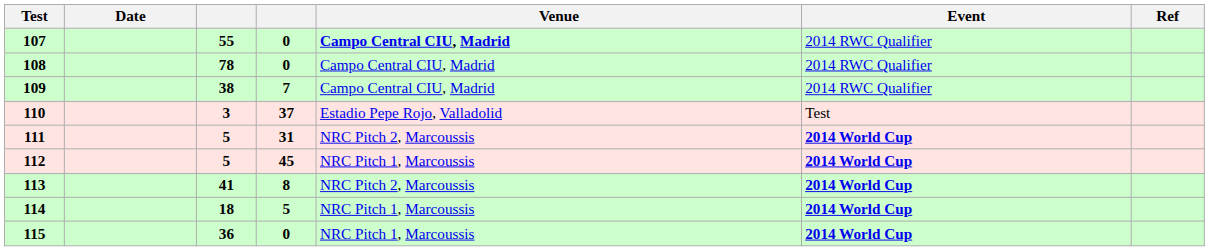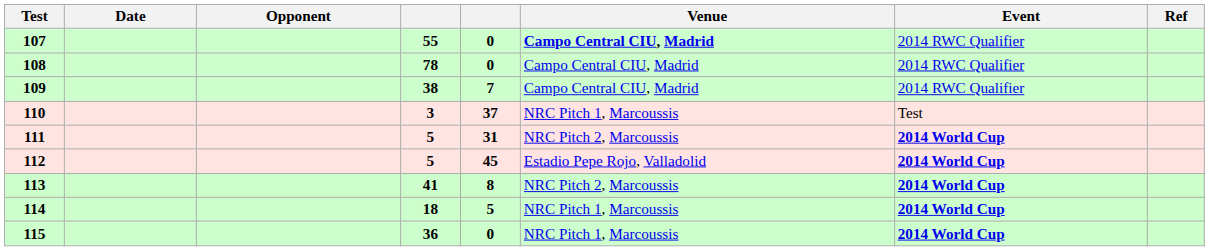+ column: (298, 16)
(411, 112) Estadio Pepe Rojo, Valladolid -> (601, 112) NRC Pitch 1, Marcoussis
(397, 161) NRC Pitch 1, Marcoussis -> (615, 161) Estadio Pepe Rojo, Valladolid
